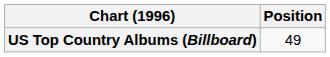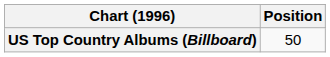(293, 39) 49 -> (293, 39) 50
